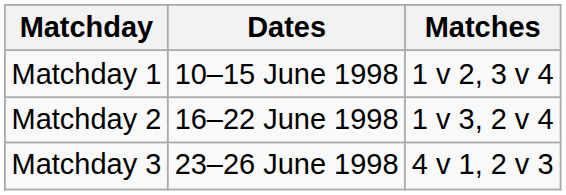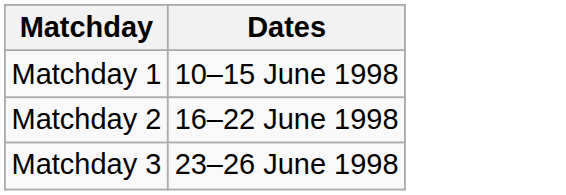- column: (483, 27)
